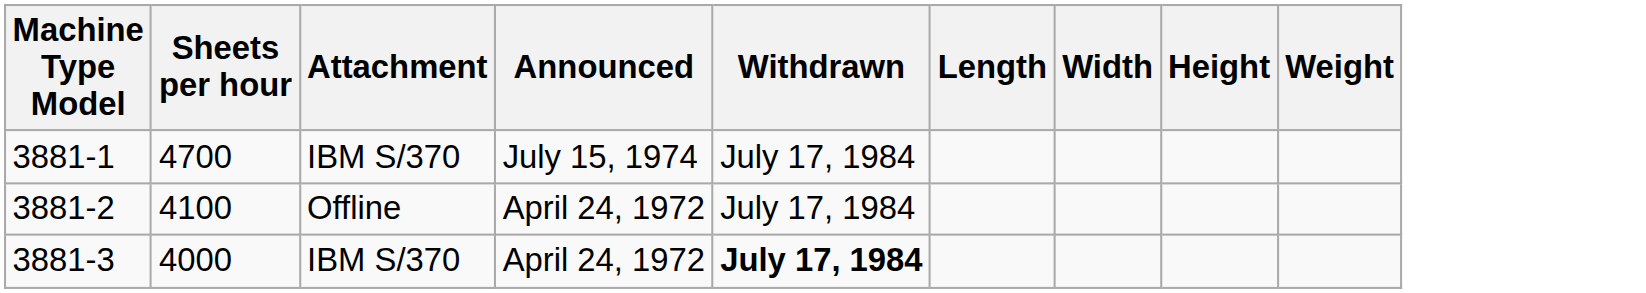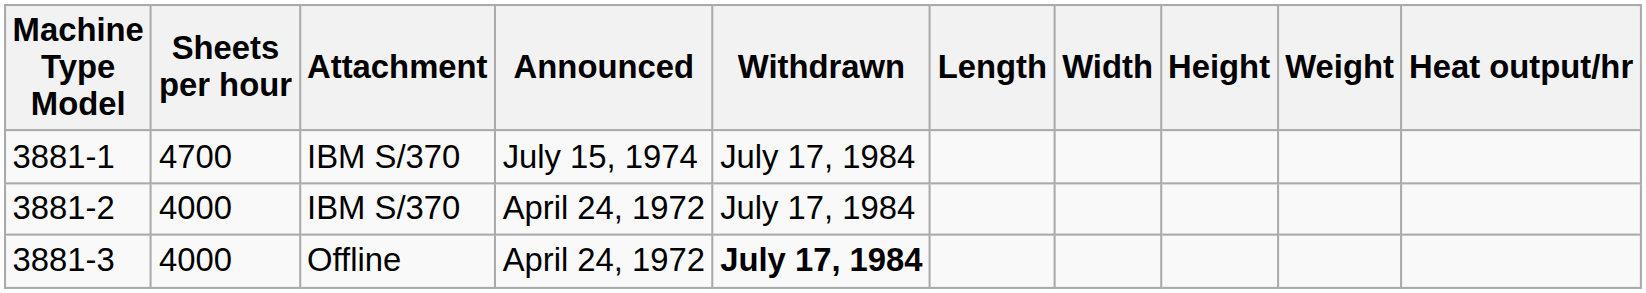+ column: (1521, 67)
(195, 208) 4100 -> (195, 208) 4000
(354, 208) Offline -> (384, 208) IBM S/370
(384, 260) IBM S/370 -> (354, 260) Offline
